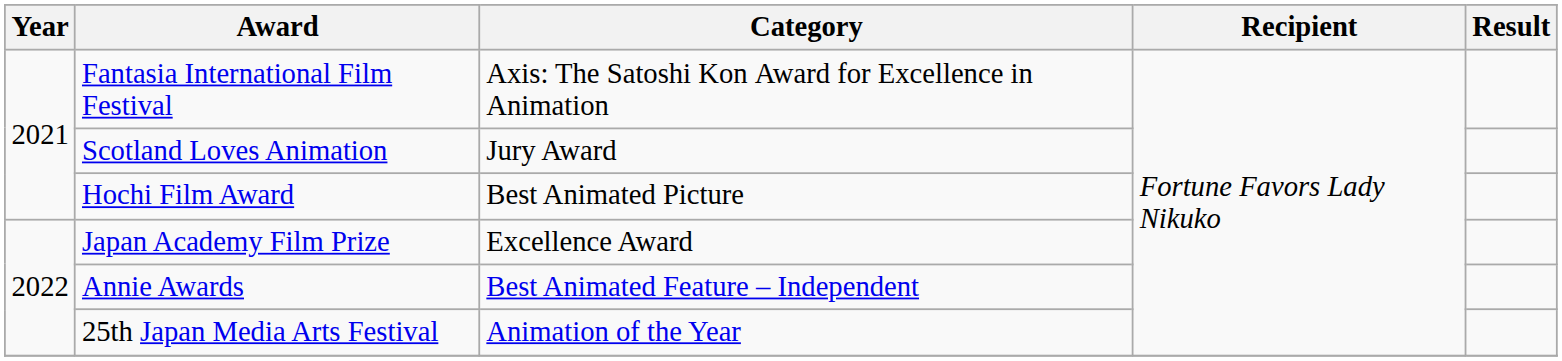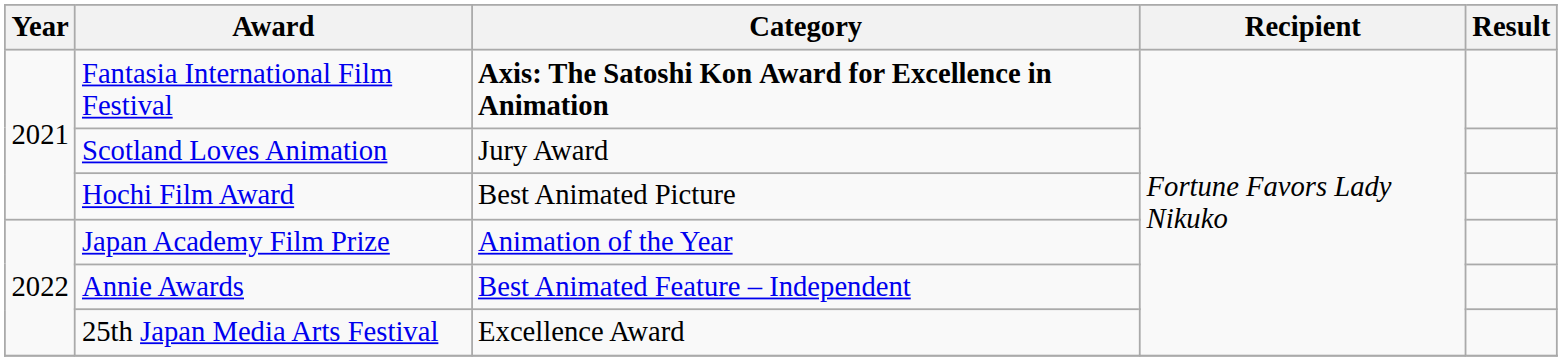(760, 88) normal -> (765, 88) bold
(590, 241) Excellence Award -> (605, 241) Animation of the Year
(614, 331) Animation of the Year -> (581, 331) Excellence Award
